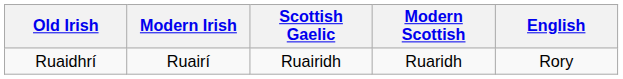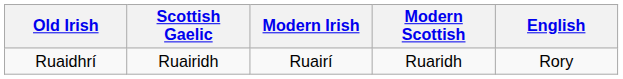columns swapped: (188, 26) <-> (311, 26)
